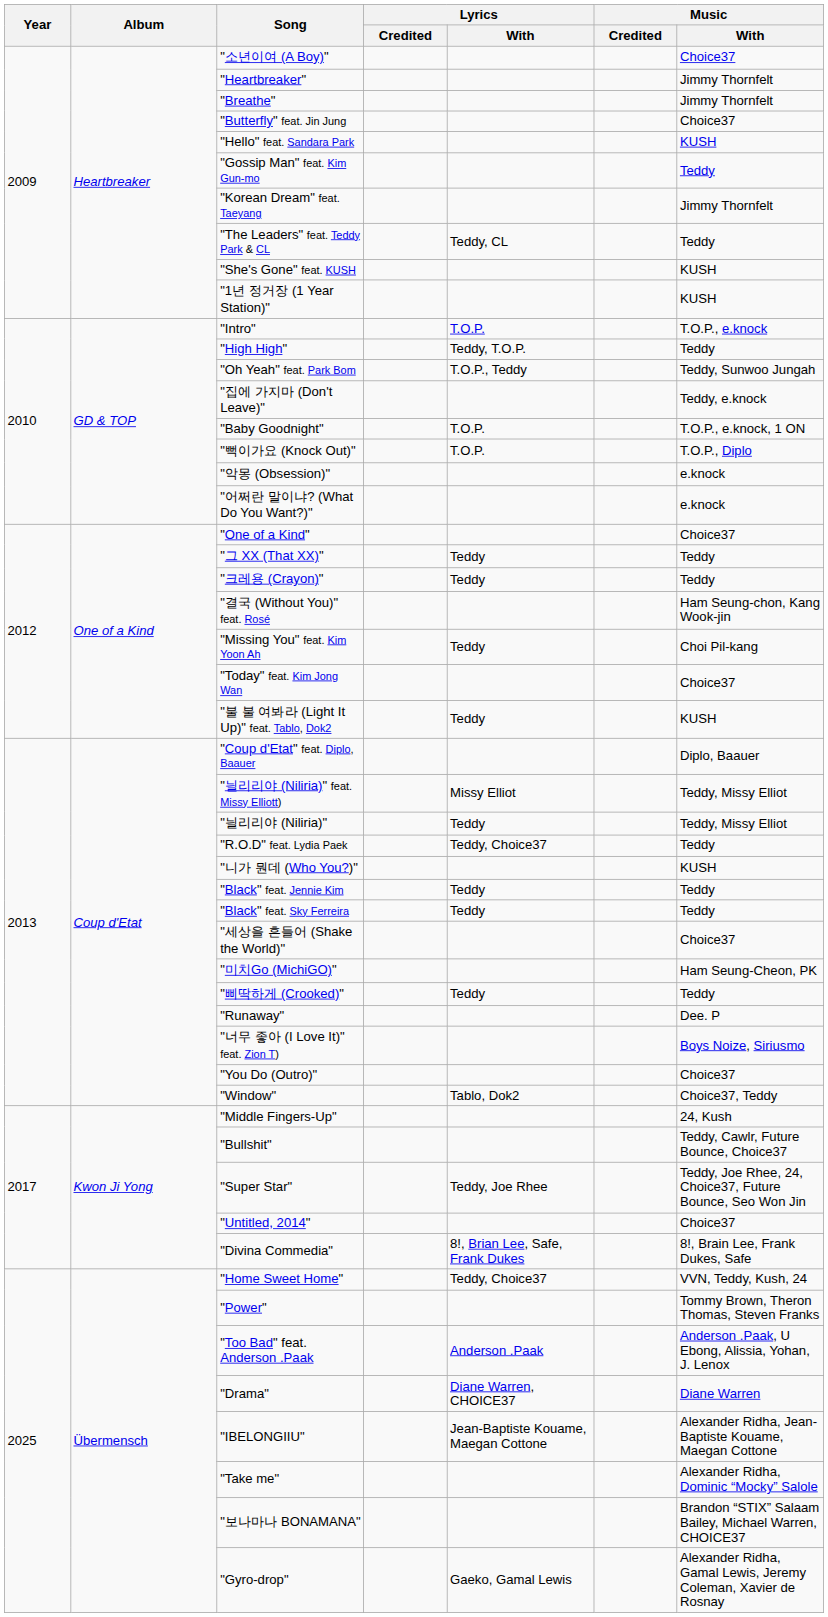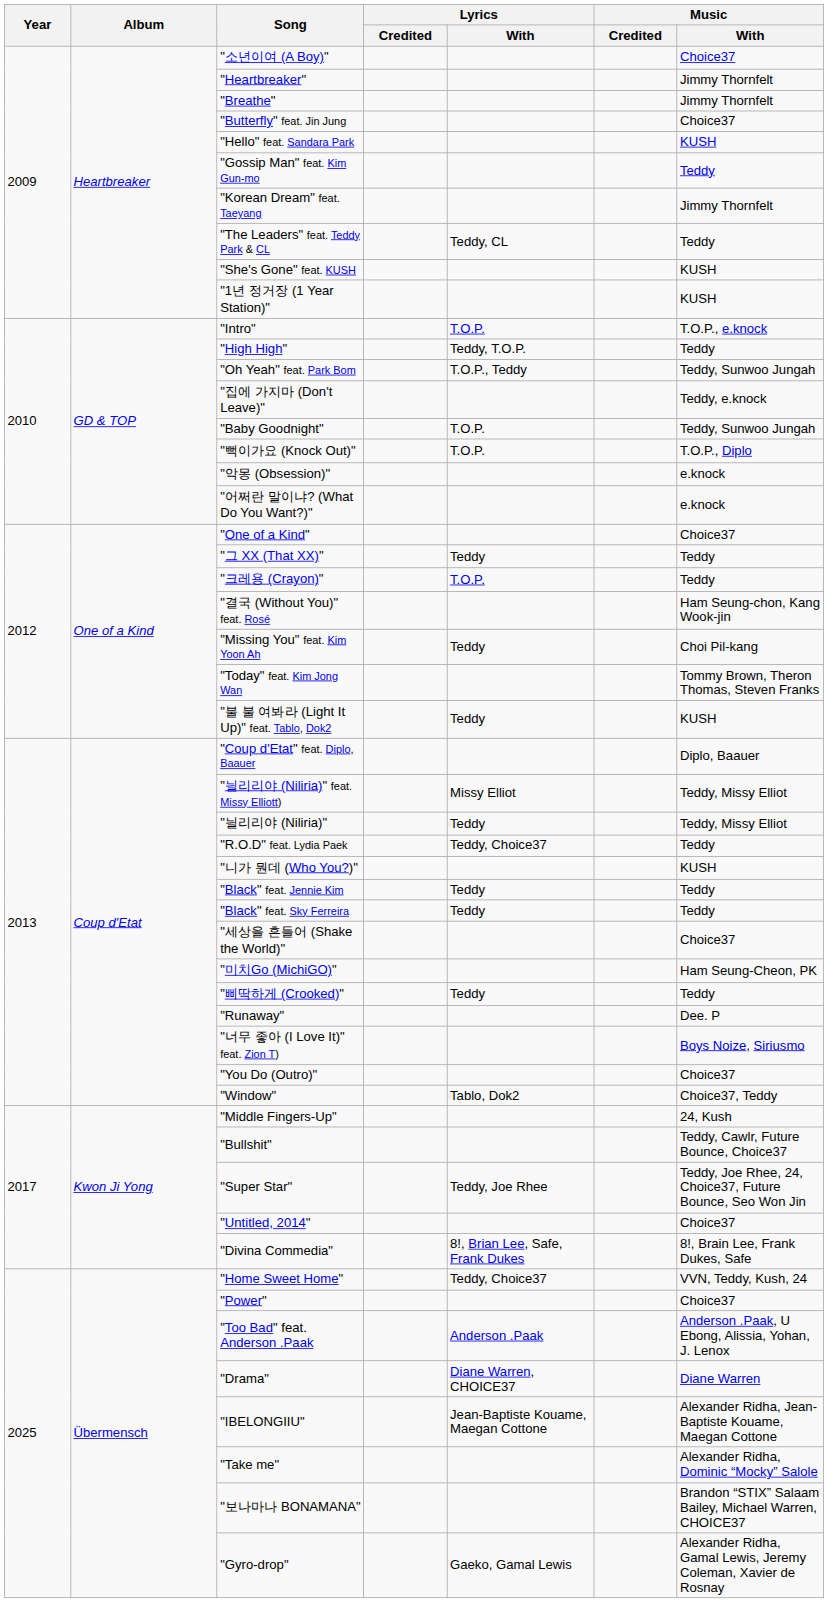(743, 429) T.O.P., e.knock, 1 ON -> (748, 429) Teddy, Sunwoo Jungah
(468, 579) Teddy -> (467, 579) T.O.P.
(708, 682) Choice37 -> (750, 682) Tommy Brown, Theron Thomas, Steven Franks
(750, 1307) Tommy Brown, Theron Thomas, Steven Franks -> (708, 1300) Choice37
